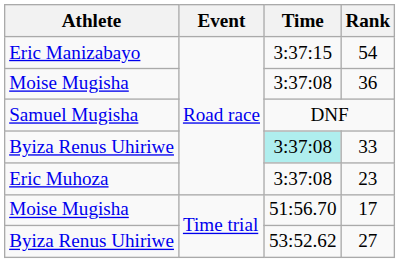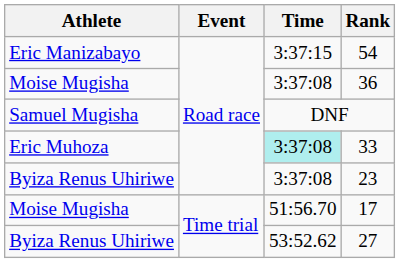(92, 147) Byiza Renus Uhiriwe -> (59, 147) Eric Muhoza
(59, 178) Eric Muhoza -> (92, 178) Byiza Renus Uhiriwe
